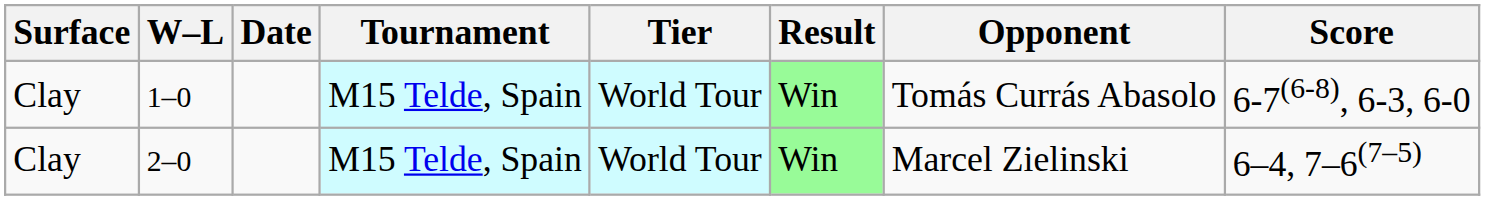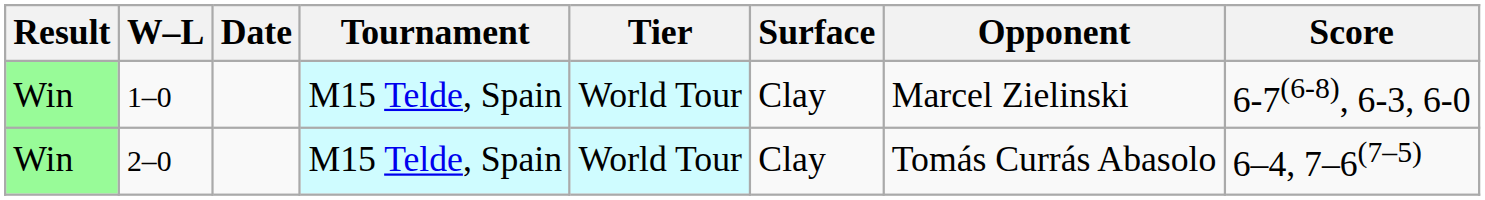columns swapped: (827, 32) <-> (72, 32)
(1054, 94) Tomás Currás Abasolo -> (1010, 94) Marcel Zielinski
(1010, 160) Marcel Zielinski -> (1054, 160) Tomás Currás Abasolo
